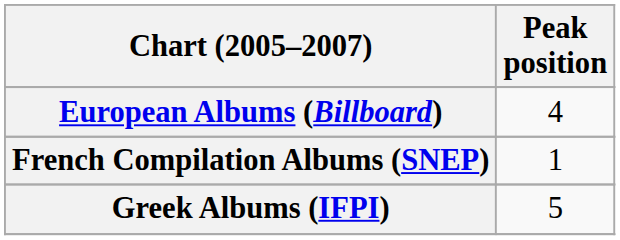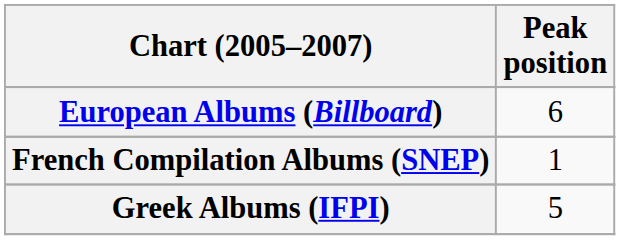(555, 111) 4 -> (555, 111) 6
